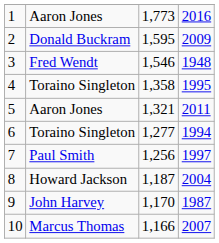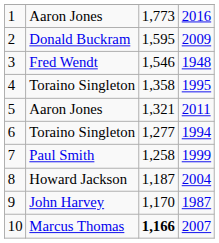(158, 156) 1,256 -> (158, 156) 1,258
(196, 156) 1997 -> (196, 156) 1999
(158, 226) normal -> (158, 226) bold
